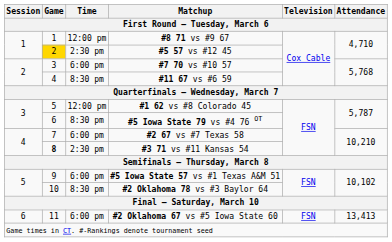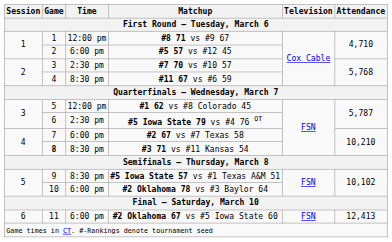(54, 52) gold background -> (54, 52) no background
(87, 52) 2:30 pm -> (87, 52) 6:00 pm
(87, 65) 6:00 pm -> (87, 65) 2:30 pm
(87, 120) 8:30 pm -> (87, 120) 2:30 pm
(87, 148) 2:30 pm -> (87, 148) 8:30 pm
(87, 176) 6:00 pm -> (87, 176) 8:30 pm
(87, 189) 8:30 pm -> (87, 189) 6:00 pm
(361, 216) 13,413 -> (361, 216) 12,413
